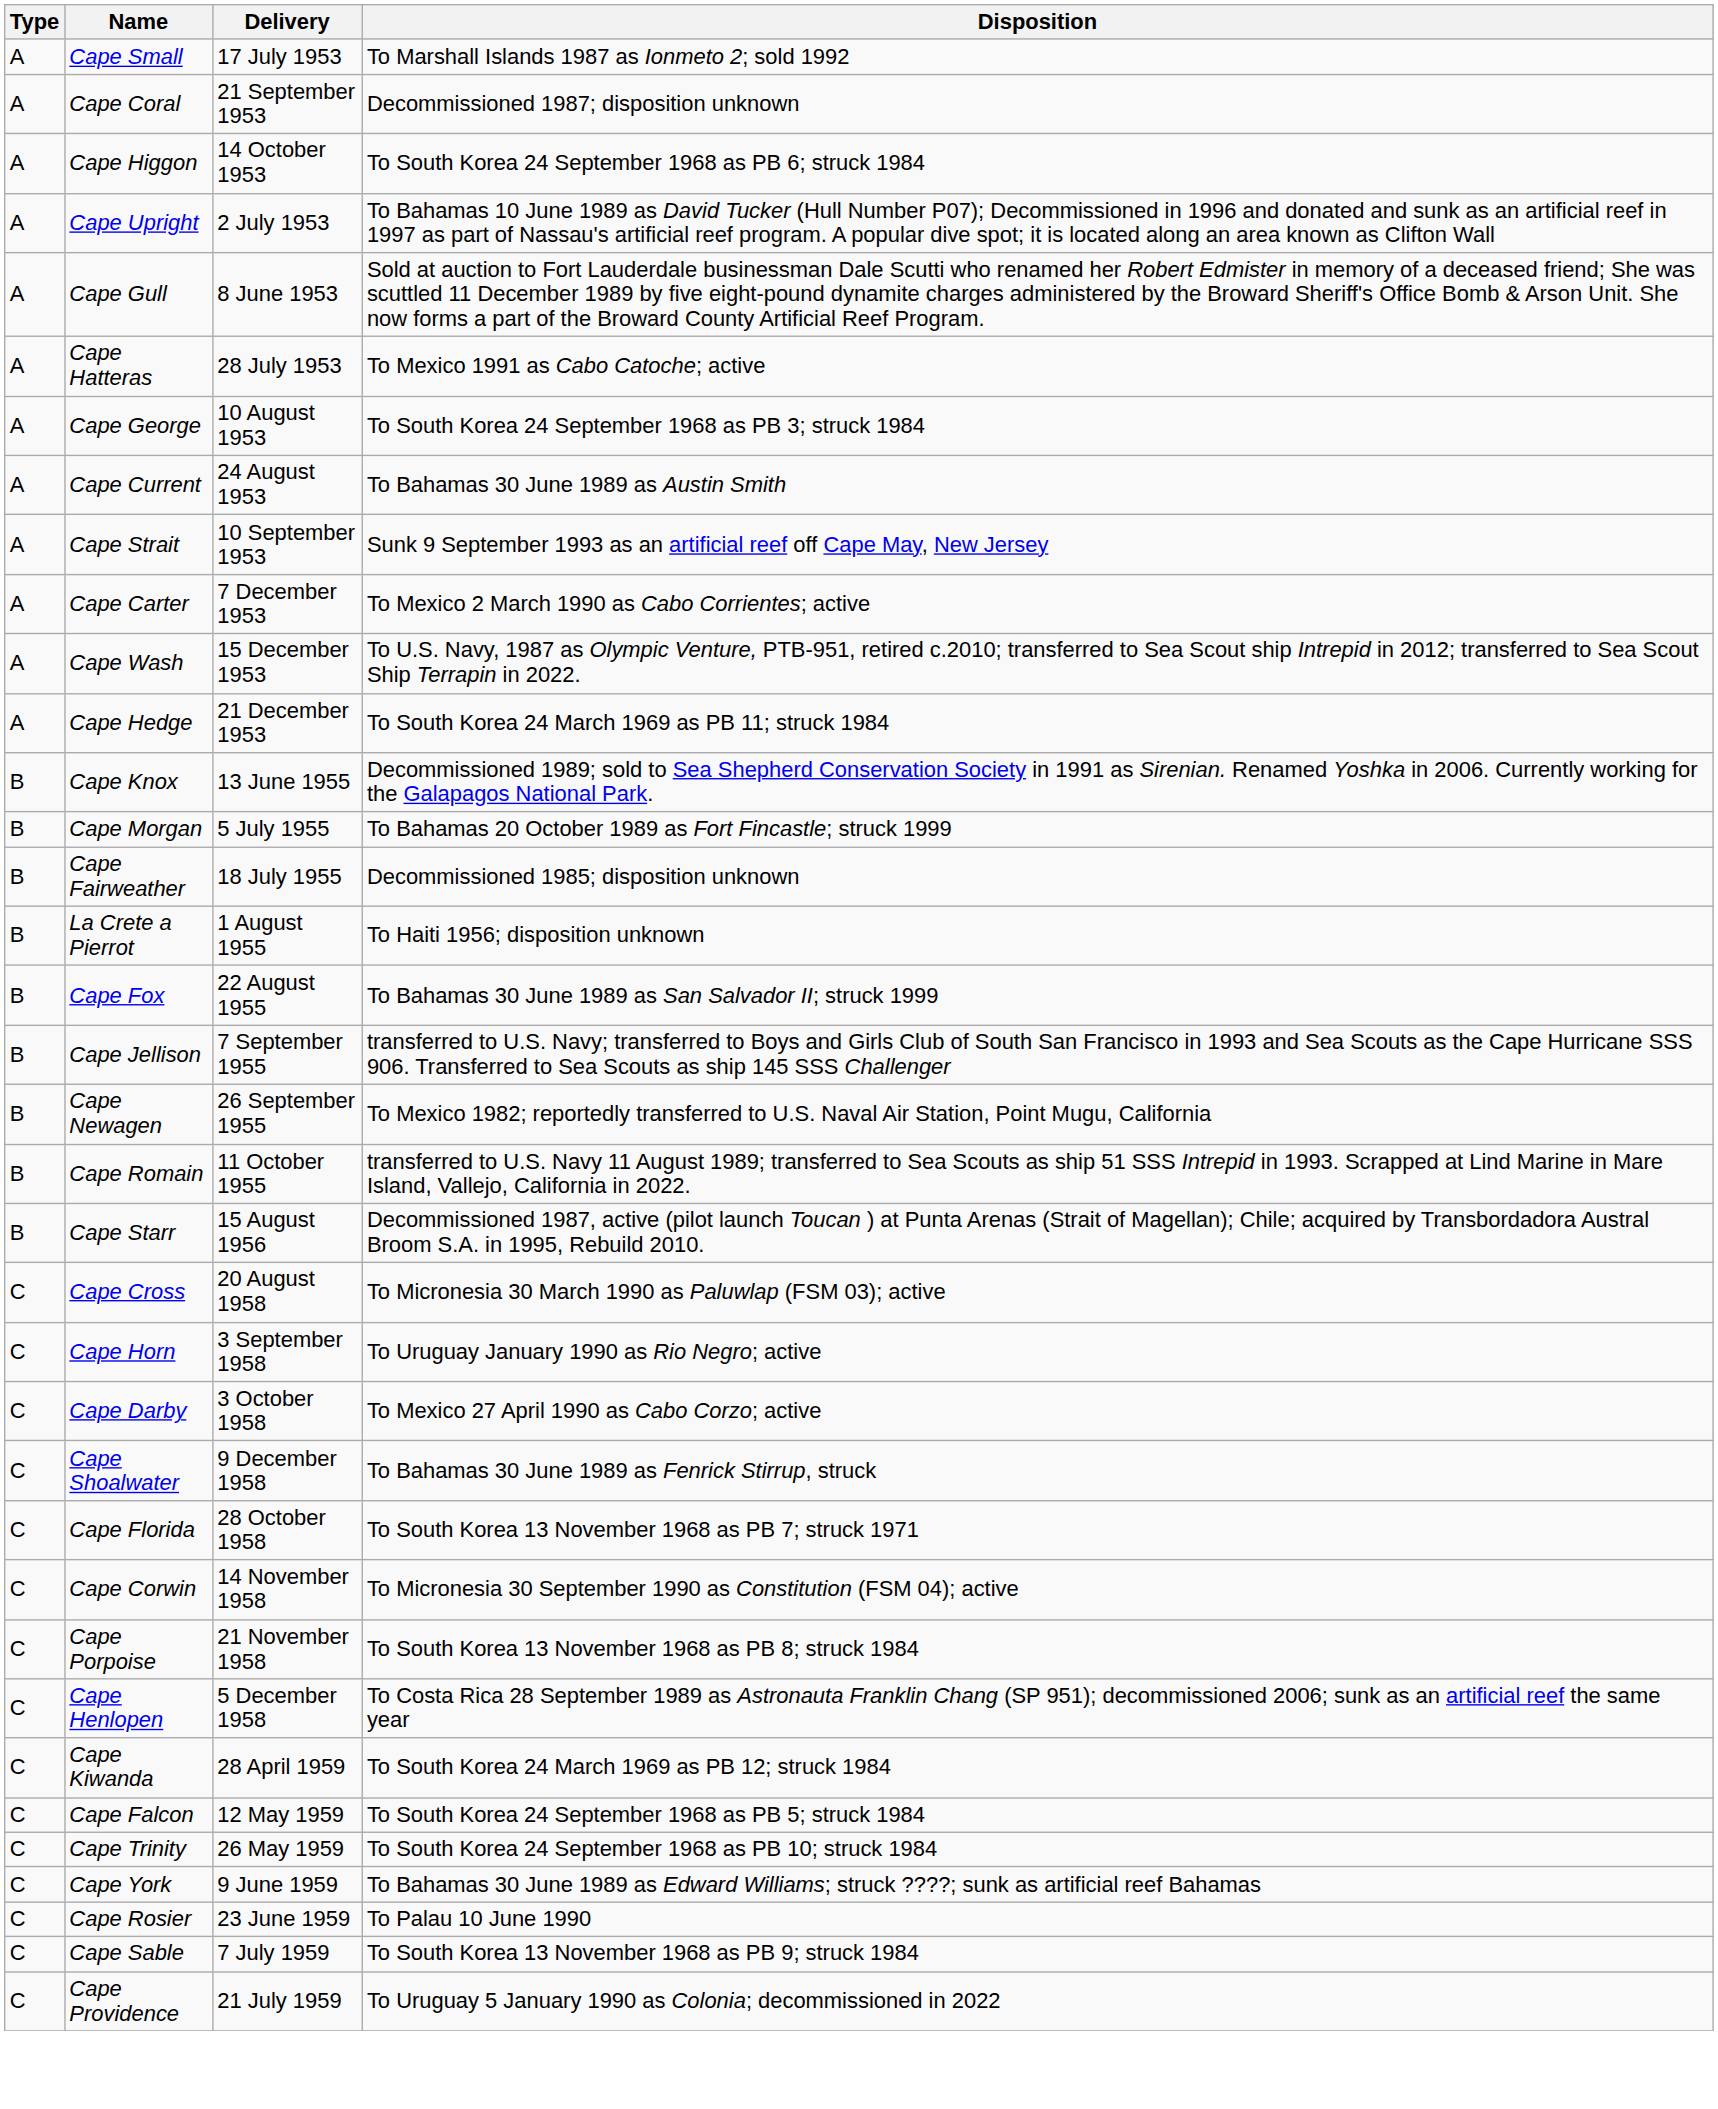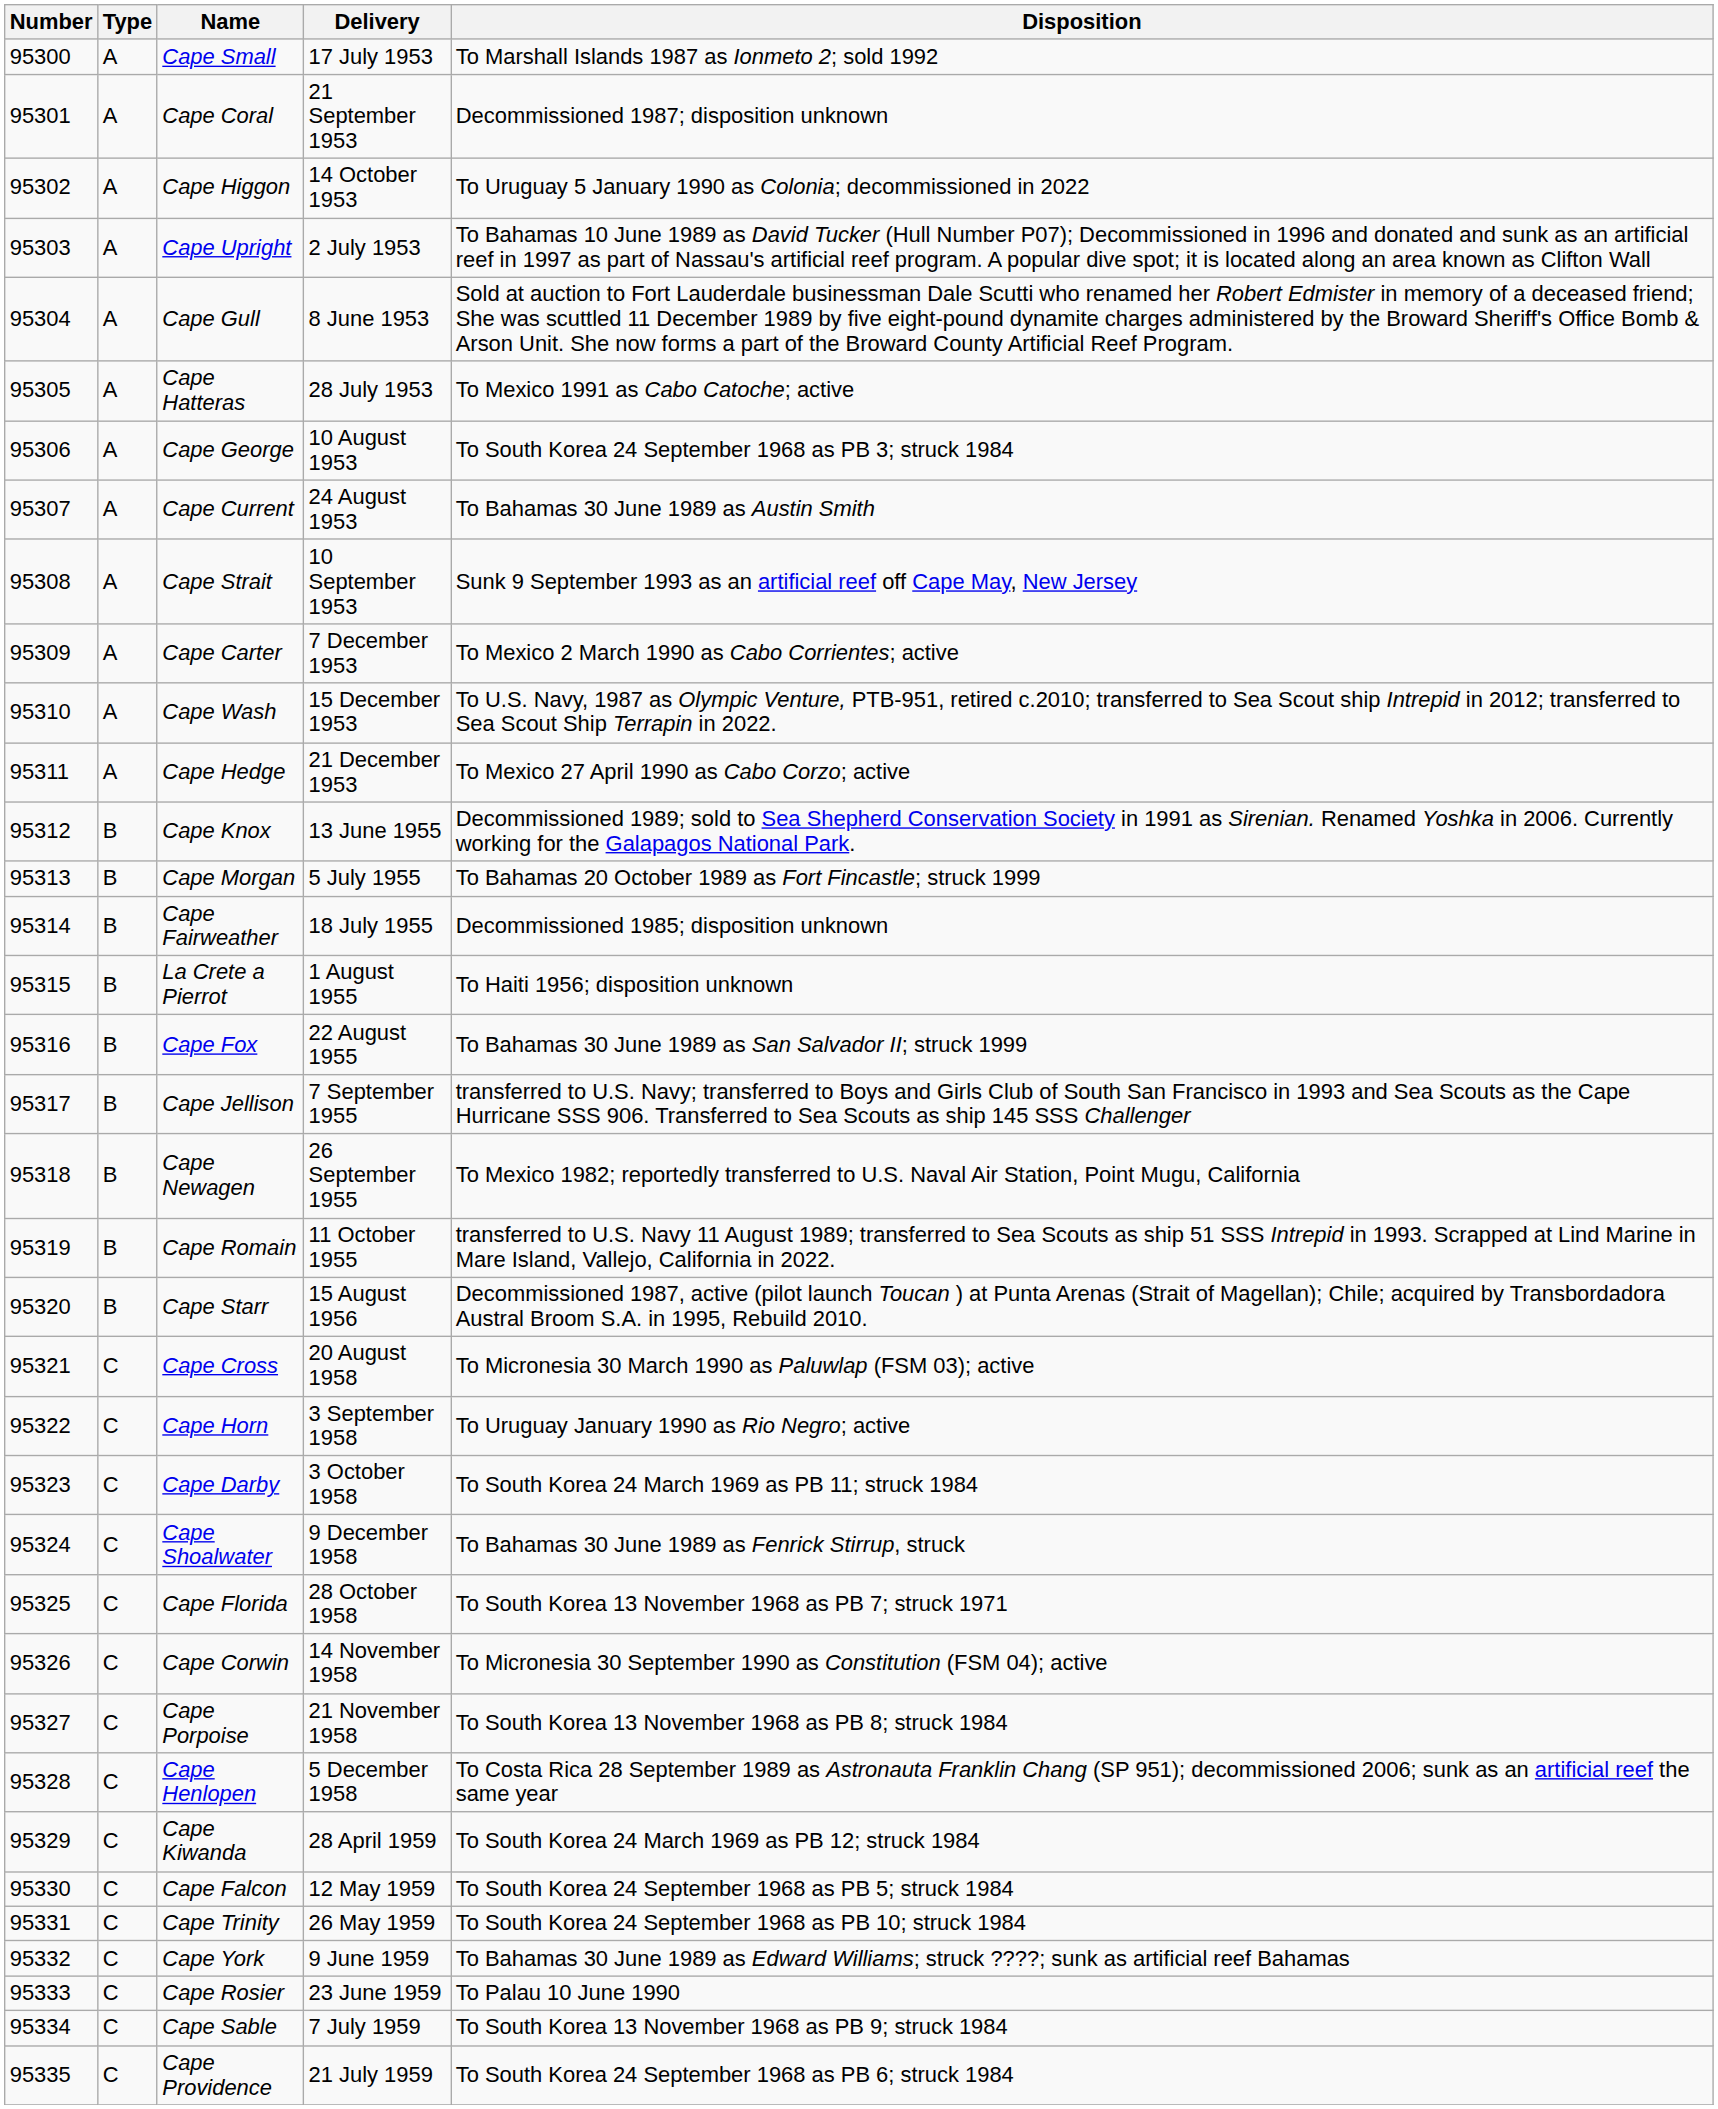+ column: (51, 21)
(646, 163) To South Korea 24 September 1968 as PB 6; struck 1984 -> (773, 187) To Uruguay 5 January 1990 as Colonia; decommissioned in 2022
(628, 722) To South Korea 24 March 1969 as PB 11; struck 1984 -> (683, 771) To Mexico 27 April 1990 as Cabo Corzo; active
(594, 1411) To Mexico 27 April 1990 as Cabo Corzo; active -> (717, 1485) To South Korea 24 March 1969 as PB 11; struck 1984
(684, 2000) To Uruguay 5 January 1990 as Colonia; decommissioned in 2022 -> (735, 2074) To South Korea 24 September 1968 as PB 6; struck 1984
